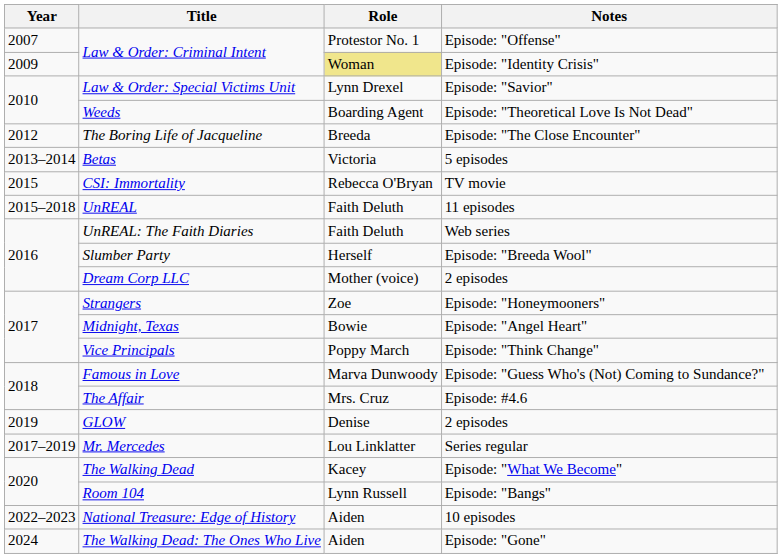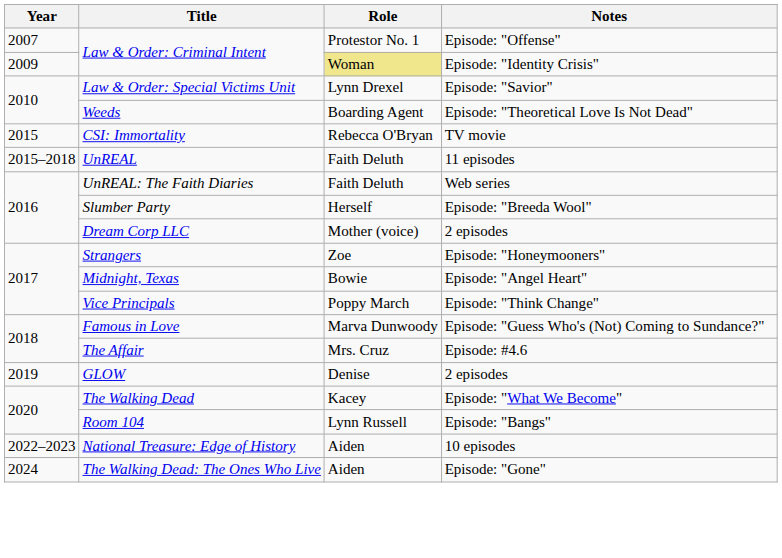- row: (172, 135)
- row: (99, 159)
- row: (124, 445)
